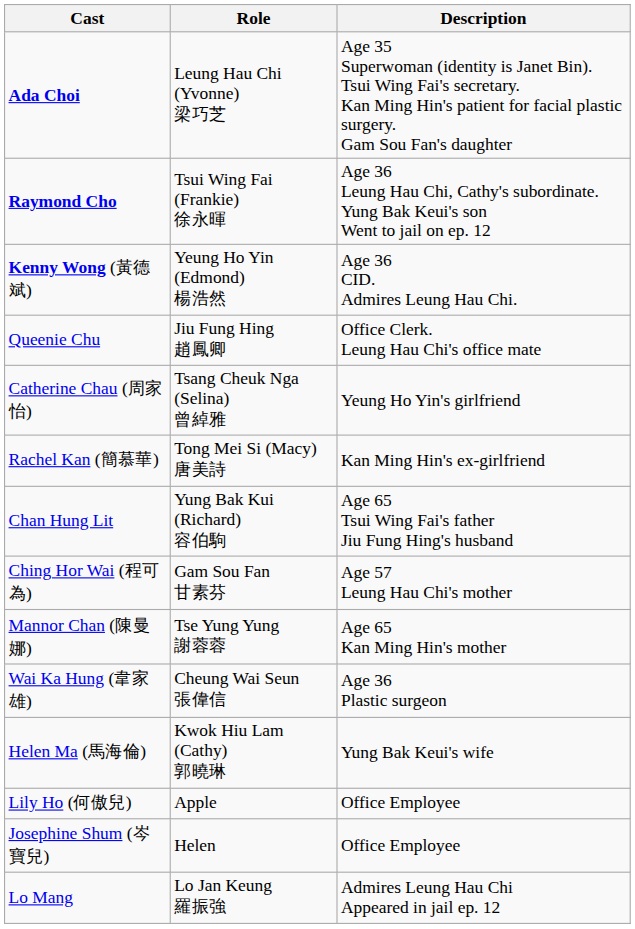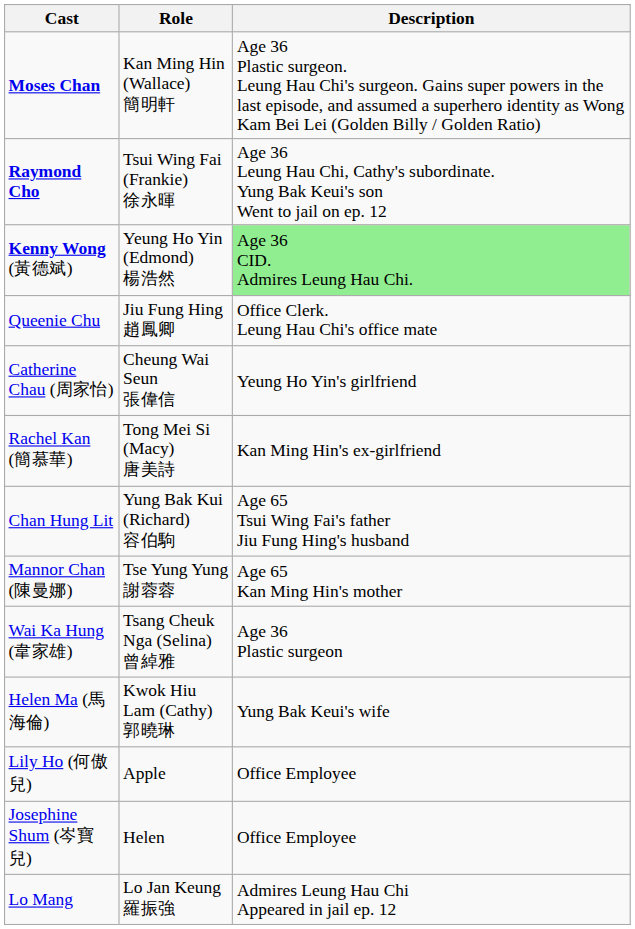- row: (44, 95)
+ row: (54, 85)
(429, 279) no background -> (325, 259) lightgreen background
(237, 399) Tsang Cheuk Nga (Selina) 曾綽雅 -> (166, 379) Cheung Wai Seun 張偉信
- row: (84, 582)
(237, 689) Cheung Wai Seun 張偉信 -> (169, 640) Tsang Cheuk Nga (Selina) 曾綽雅
